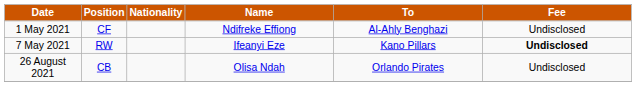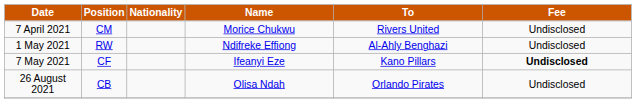+ row: (43, 29)
(104, 29) CF -> (104, 46) RW
(104, 46) RW -> (104, 62) CF
